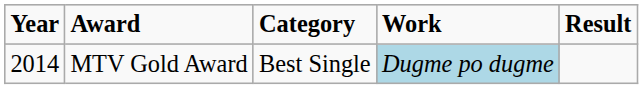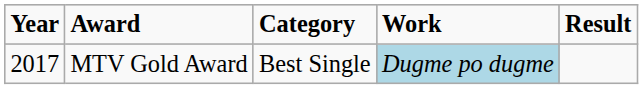(35, 63) 2014 -> (35, 63) 2017
